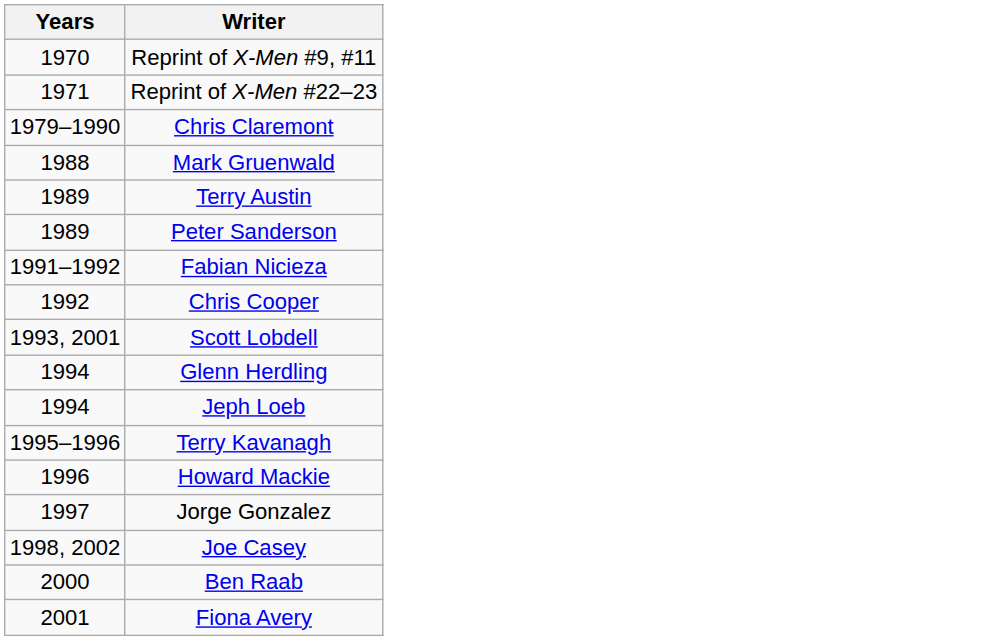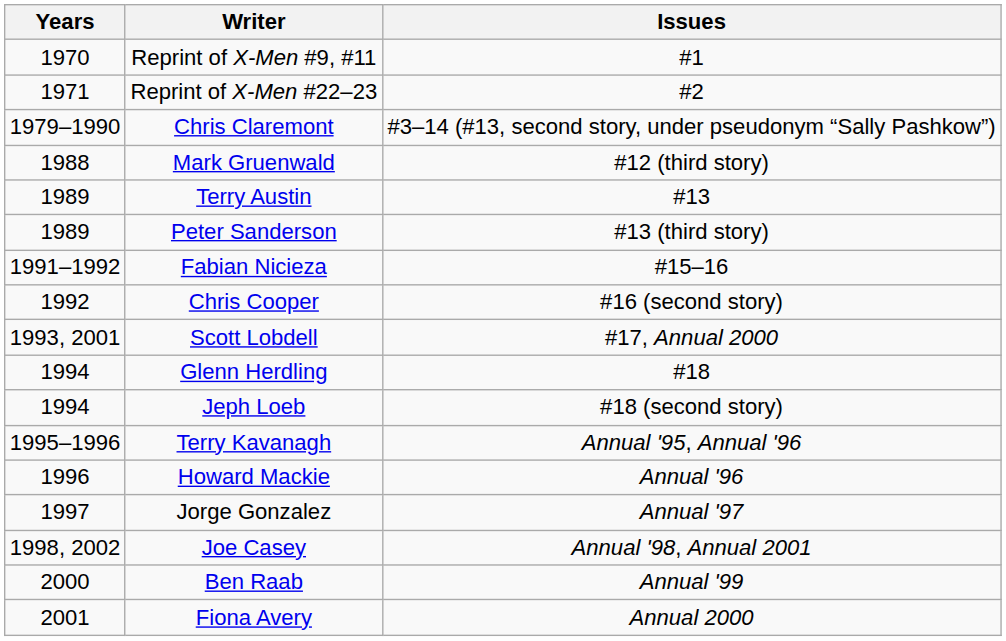+ column: (692, 22)
